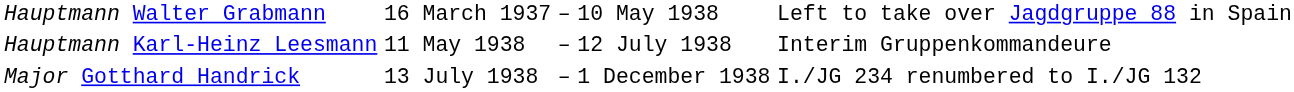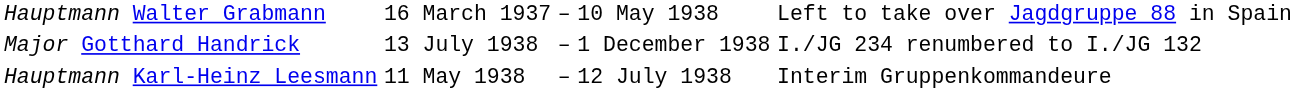rows swapped: (191, 46) <-> (152, 77)
